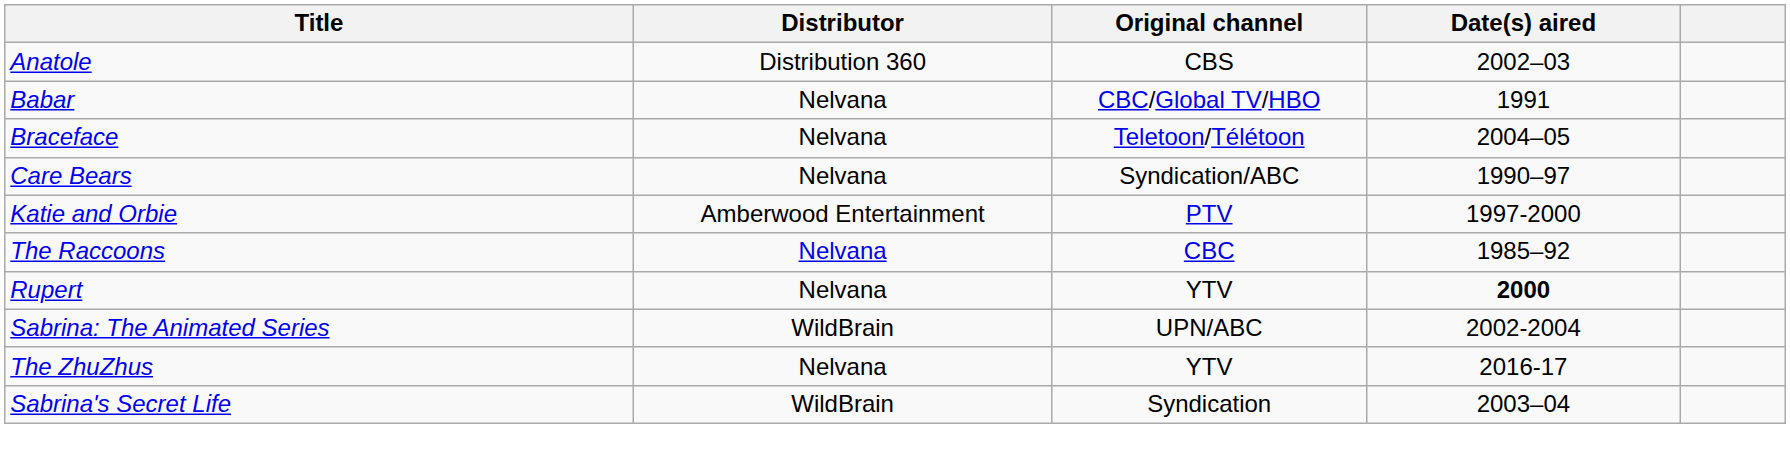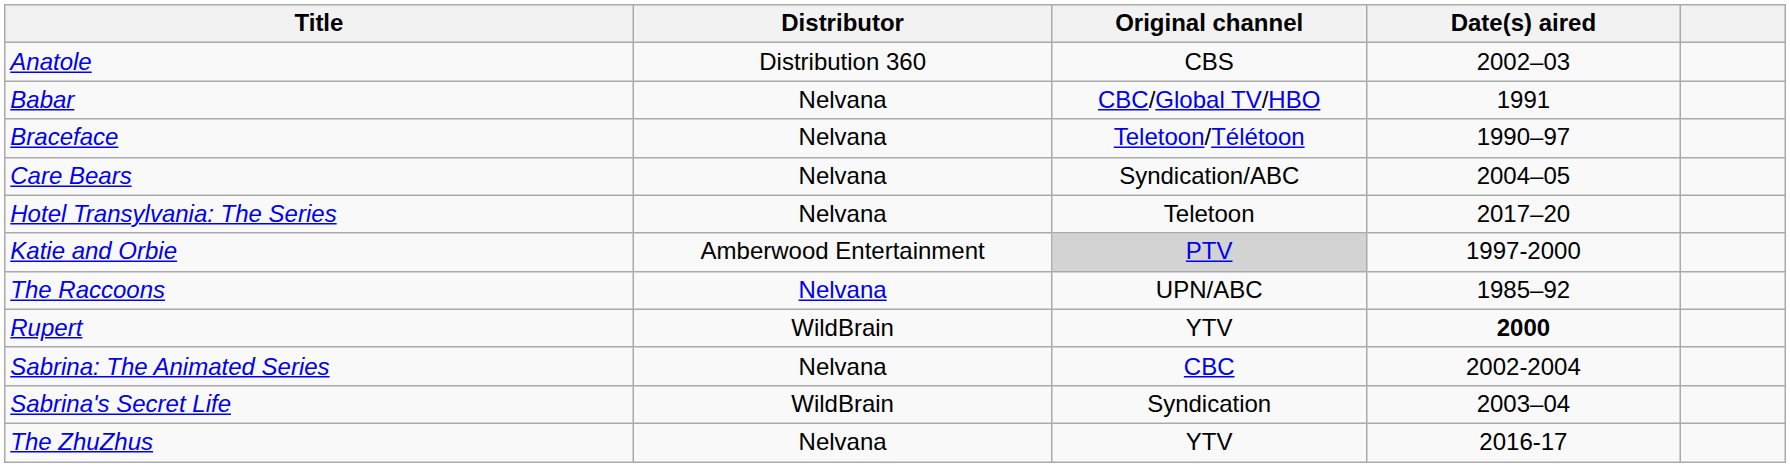(1523, 137) 2004–05 -> (1523, 137) 1990–97
(1523, 175) 1990–97 -> (1523, 175) 2004–05
+ row: (173, 213)
(1209, 213) no background -> (1209, 251) lightgrey background
(1209, 251) CBC -> (1209, 289) UPN/ABC
(843, 289) Nelvana -> (843, 328) WildBrain
(843, 328) WildBrain -> (843, 366) Nelvana
(1209, 328) UPN/ABC -> (1209, 366) CBC
rows swapped: (121, 404) <-> (82, 366)
